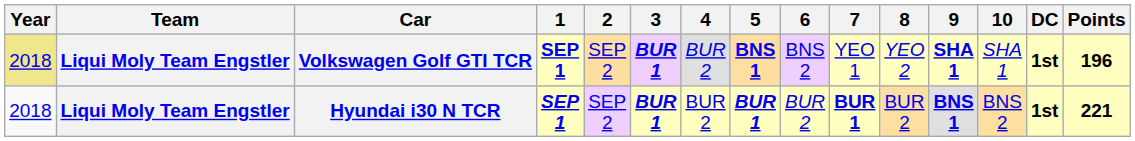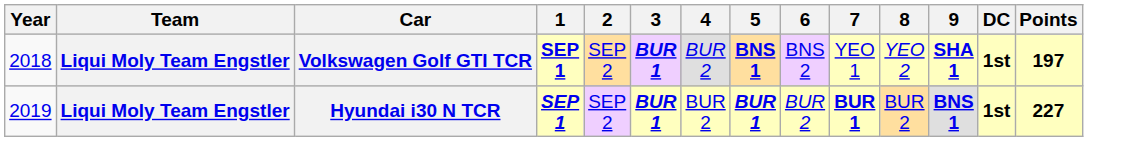- column: (1002, 19)
(30, 60) khaki background -> (30, 60) no background
(1097, 60) 196 -> (1048, 60) 197
(30, 111) 2018 -> (30, 111) 2019
(1097, 111) 221 -> (1048, 111) 227
